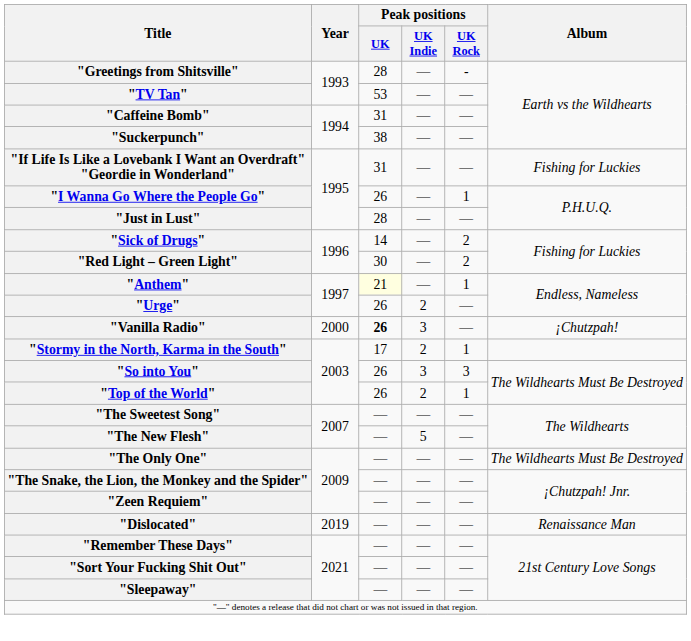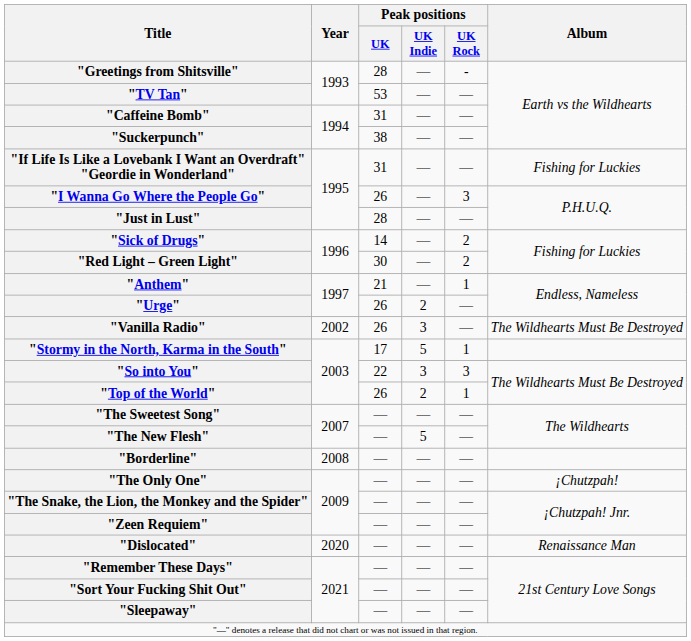(466, 196) 1 -> (466, 196) 3
(380, 284) lightyellow background -> (380, 284) no background
(335, 327) 2000 -> (335, 327) 2002
(380, 327) bold -> (380, 327) normal
(587, 327) ¡Chutzpah! -> (587, 327) The Wildhearts Must Be Destroyed
(423, 349) 2 -> (423, 349) 5
(380, 371) 26 -> (380, 371) 22
+ row: (158, 458)
(587, 458) The Wildhearts Must Be Destroyed -> (587, 480) ¡Chutzpah!
(335, 524) 2019 -> (335, 546) 2020
